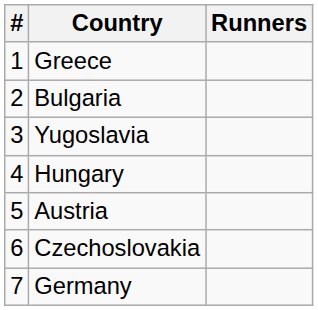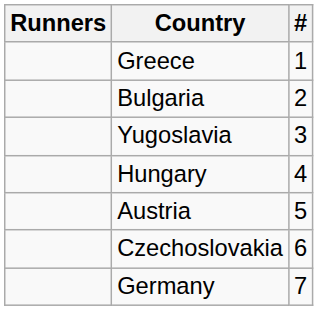columns swapped: (17, 23) <-> (259, 23)
